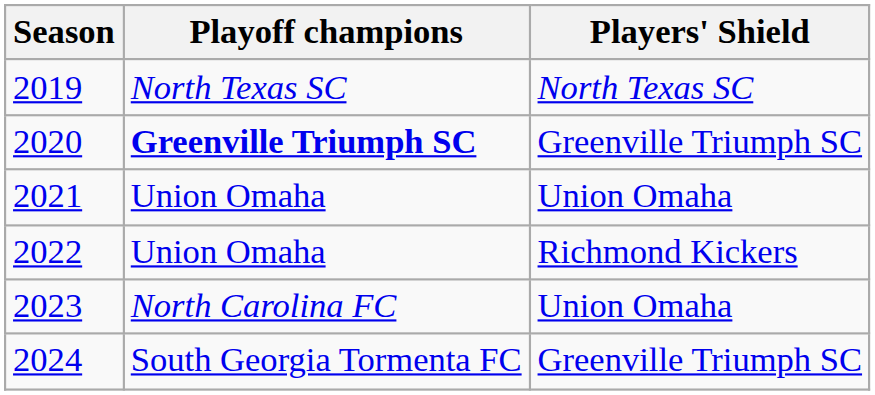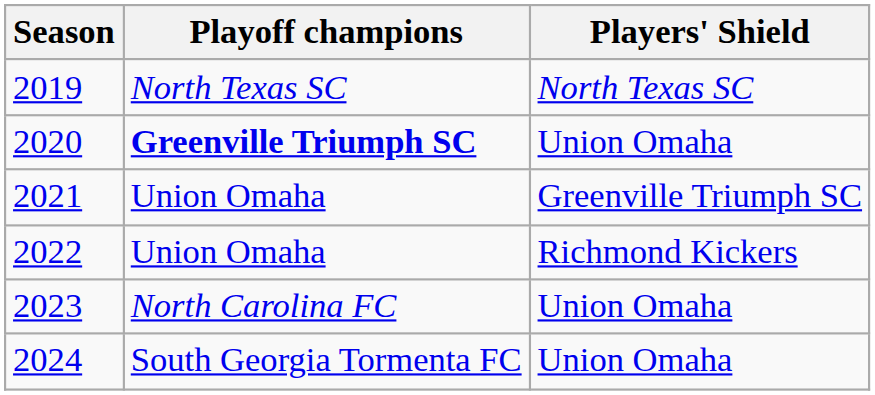(700, 141) Greenville Triumph SC -> (635, 141) Union Omaha
(635, 196) Union Omaha -> (700, 196) Greenville Triumph SC
(700, 360) Greenville Triumph SC -> (635, 360) Union Omaha
